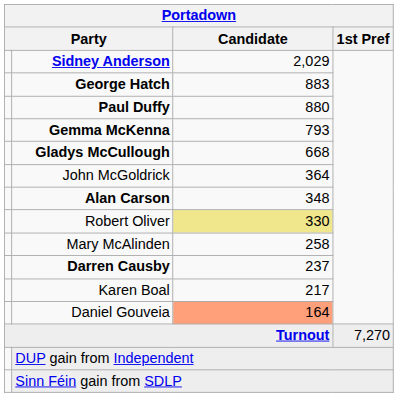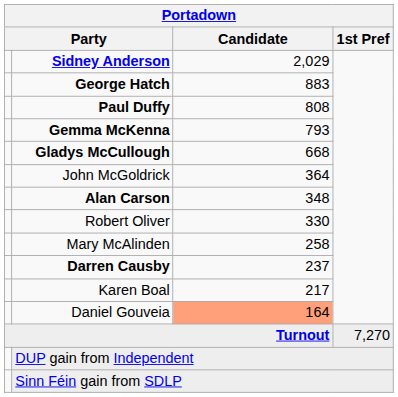(317, 107) 880 -> (317, 107) 808
(317, 221) khaki background -> (317, 221) no background
